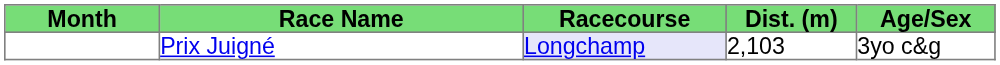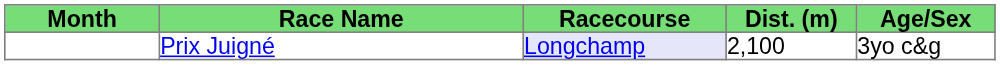(756, 46) 2,103 -> (756, 46) 2,100
